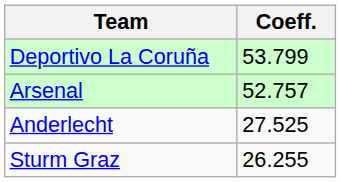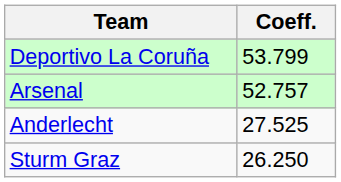(275, 159) 26.255 -> (275, 159) 26.250
